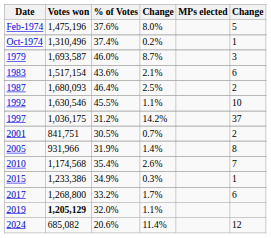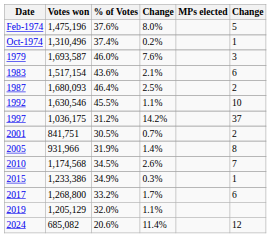(152, 57) 8.7% -> (152, 57) 7.6%
(106, 164) 35.4% -> (106, 164) 34.5%
(67, 210) bold -> (67, 210) normal
